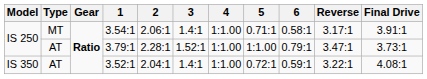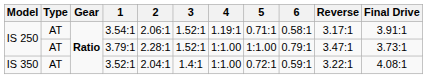(56, 30) MT -> (56, 30) AT
(191, 30) 1.4:1 -> (191, 30) 1.52:1
(226, 30) 1:1.00 -> (226, 30) 1.19:1
